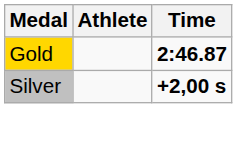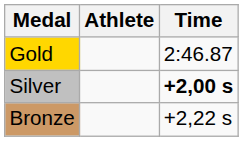(192, 53) bold -> (198, 53) normal
+ row: (42, 119)
